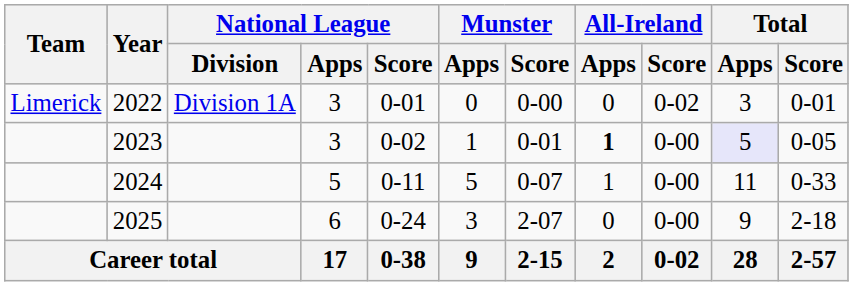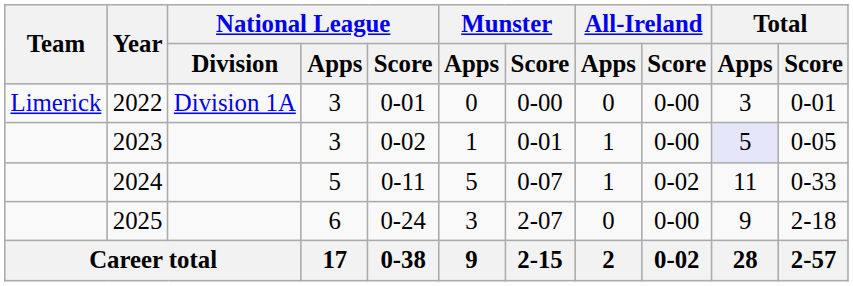(677, 102) 0-02 -> (677, 102) 0-00
(608, 142) bold -> (608, 142) normal
(677, 181) 0-00 -> (677, 181) 0-02
